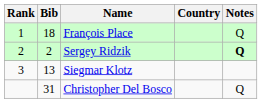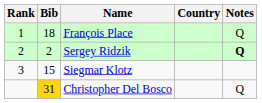(49, 70) 13 -> (49, 70) 15
(49, 88) no background -> (49, 88) gold background
